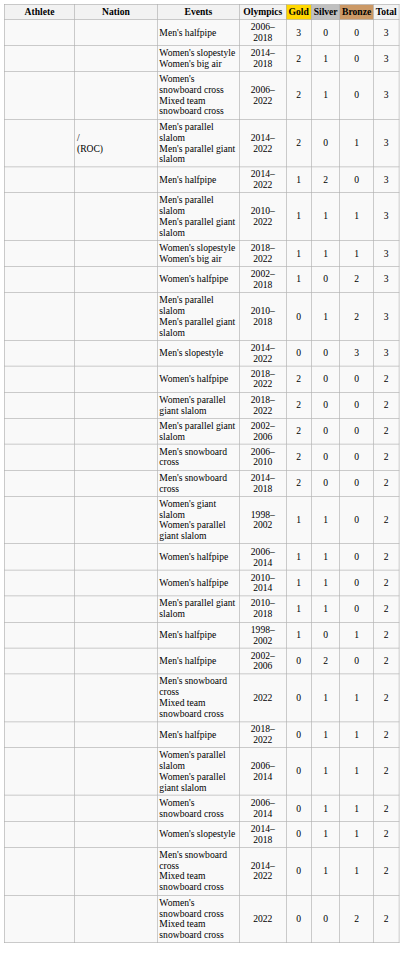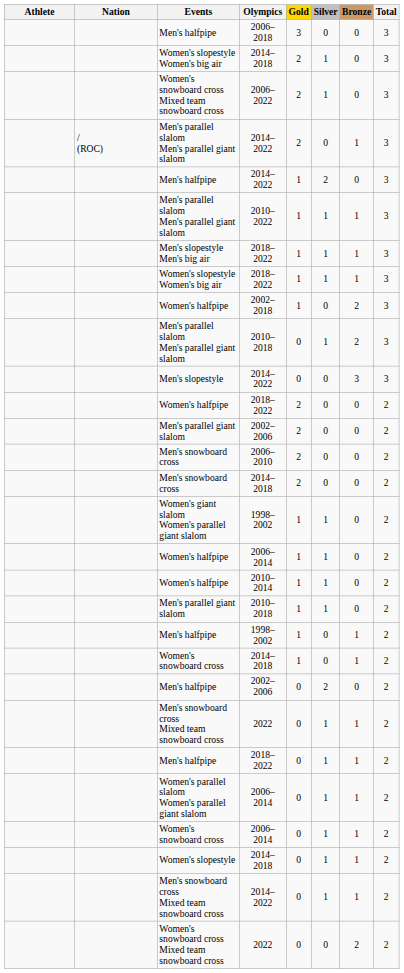+ row: (191, 253)
- row: (192, 405)
+ row: (191, 661)
